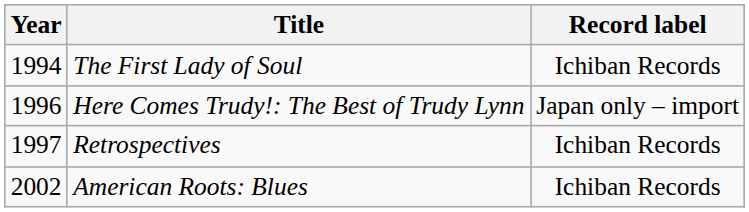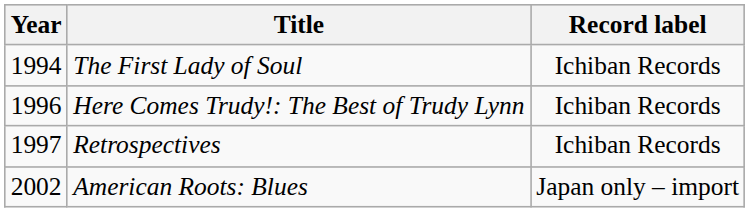(638, 105) Japan only – import -> (638, 105) Ichiban Records
(638, 186) Ichiban Records -> (638, 186) Japan only – import
